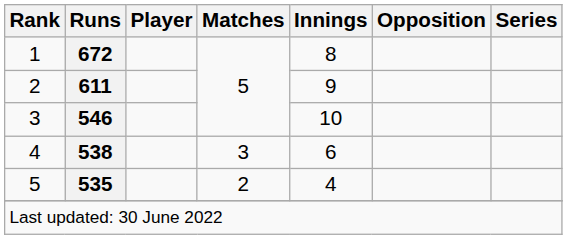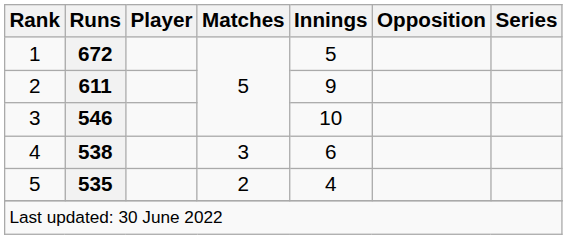(331, 53) 8 -> (331, 53) 5
